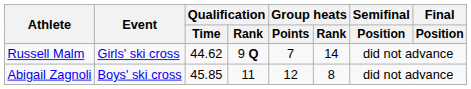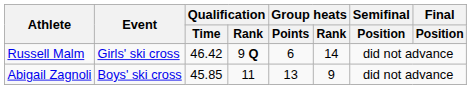(206, 54) 44.62 -> (206, 54) 46.42
(291, 54) 7 -> (291, 54) 6
(291, 75) 12 -> (291, 75) 13
(331, 75) 8 -> (331, 75) 9
